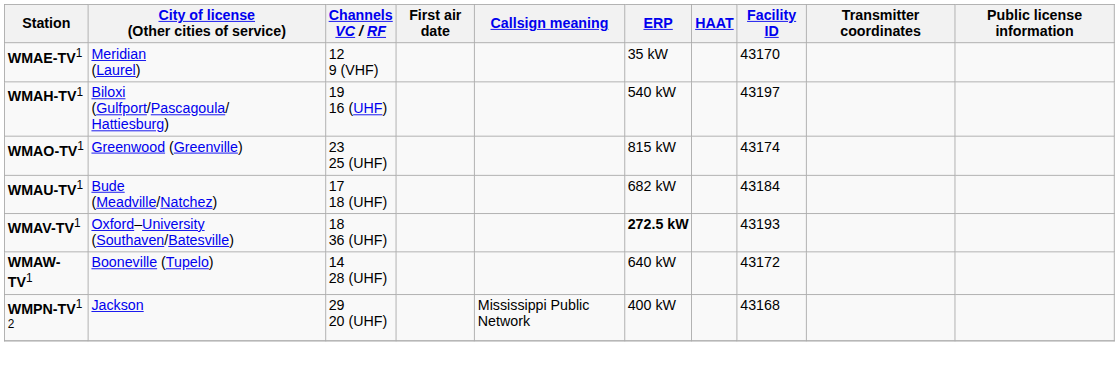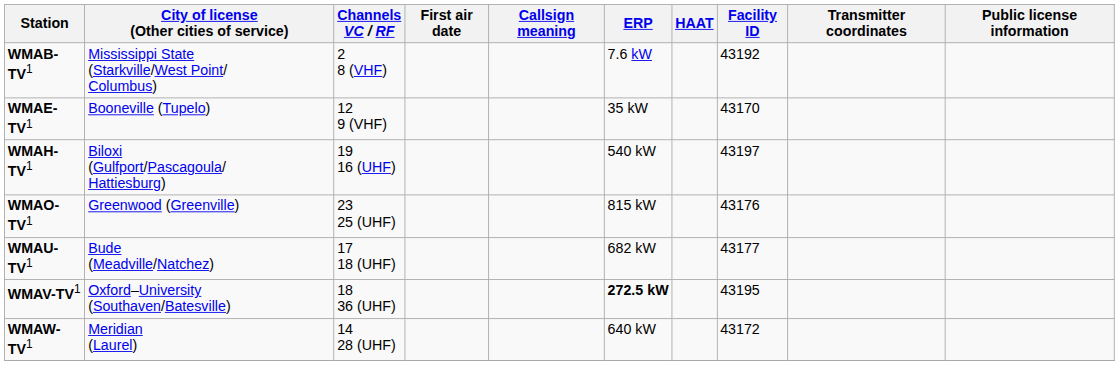+ row: (33, 64)
(119, 62) Meridian (Laurel) -> (149, 109) Booneville (Tupelo)
(760, 147) 43174 -> (740, 206) 43176
(760, 186) 43184 -> (740, 248) 43177
(760, 224) 43193 -> (740, 291) 43195
(153, 263) Booneville (Tupelo) -> (115, 337) Meridian (Laurel)
- row: (45, 314)
